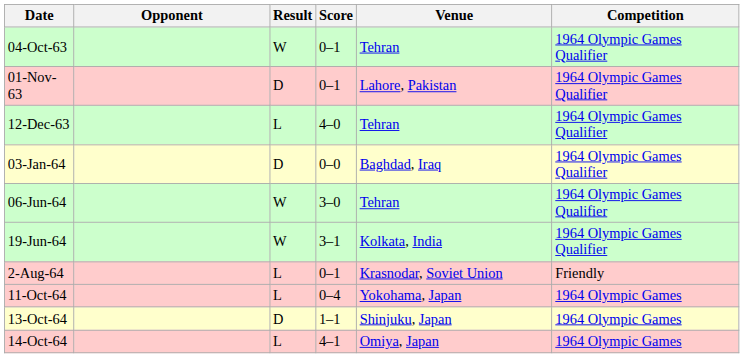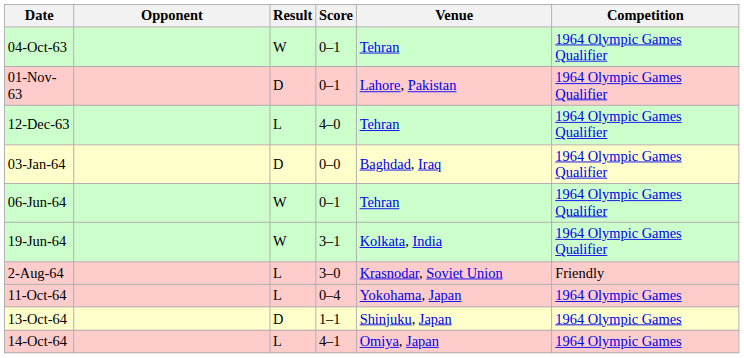(330, 203) 3–0 -> (330, 203) 0–1
(330, 272) 0–1 -> (330, 272) 3–0
